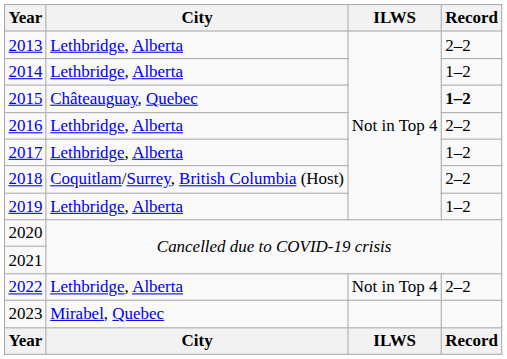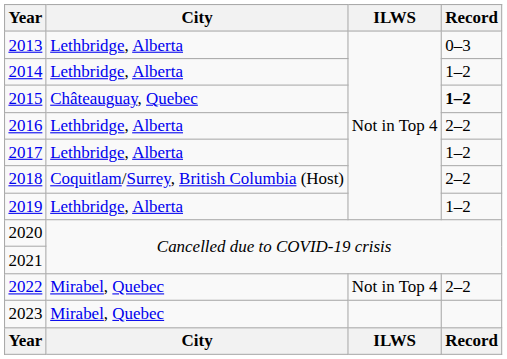(458, 44) 2–2 -> (458, 44) 0–3
(117, 286) Lethbridge, Alberta -> (107, 286) Mirabel, Quebec
